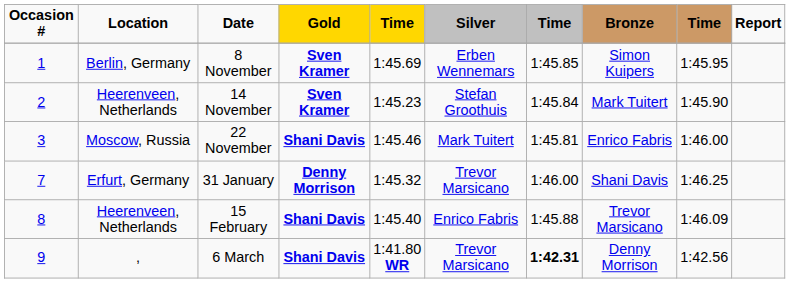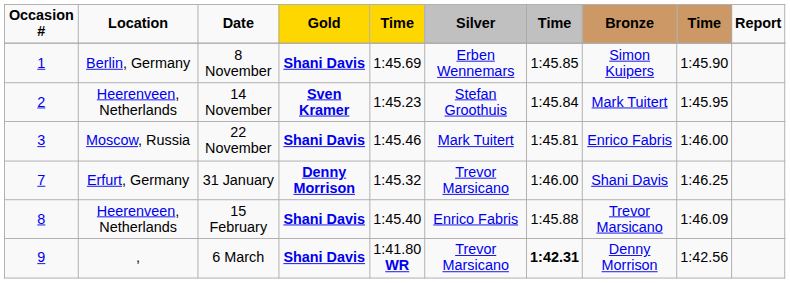(324, 63) Sven Kramer -> (324, 63) Shani Davis
(704, 63) 1:45.95 -> (704, 63) 1:45.90
(704, 102) 1:45.90 -> (704, 102) 1:45.95
